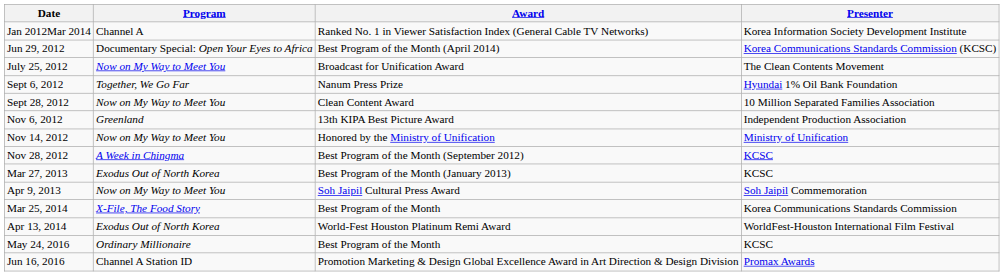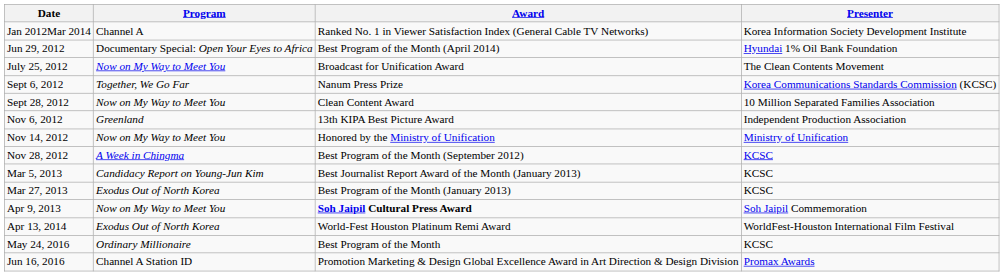(870, 48) Korea Communications Standards Commission (KCSC) -> (821, 48) Hyundai 1% Oil Bank Foundation
(821, 84) Hyundai 1% Oil Bank Foundation -> (870, 84) Korea Communications Standards Commission (KCSC)
+ row: (34, 173)
(389, 191) normal -> (395, 208) bold
- row: (37, 208)
